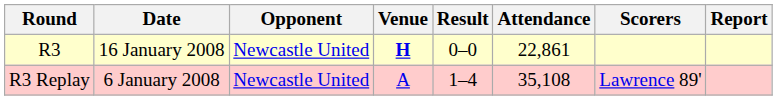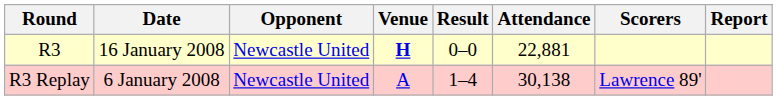(544, 49) 22,861 -> (544, 49) 22,881
(544, 79) 35,108 -> (544, 79) 30,138
